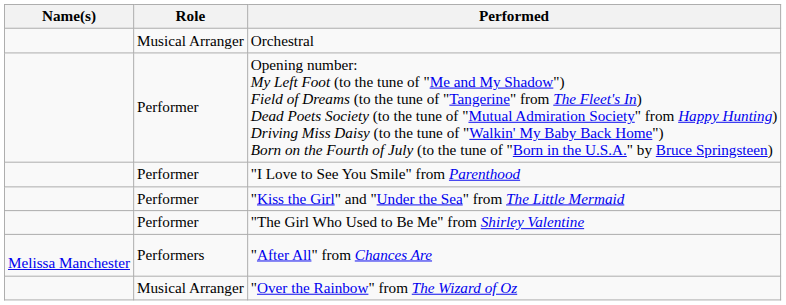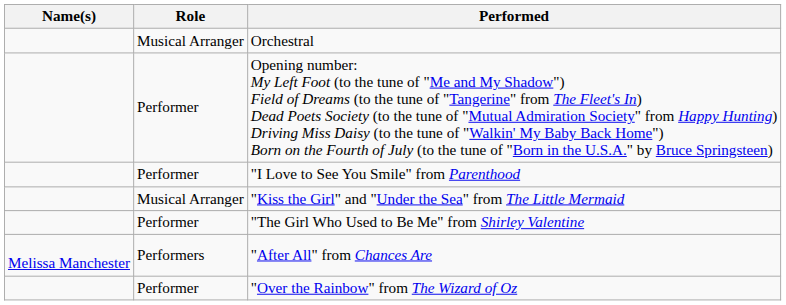(168, 198) Performer -> (190, 198) Musical Arranger
(190, 287) Musical Arranger -> (168, 287) Performer
